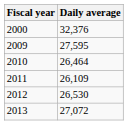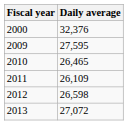(74, 62) 26,464 -> (74, 62) 26,465
(74, 95) 26,530 -> (74, 95) 26,598
